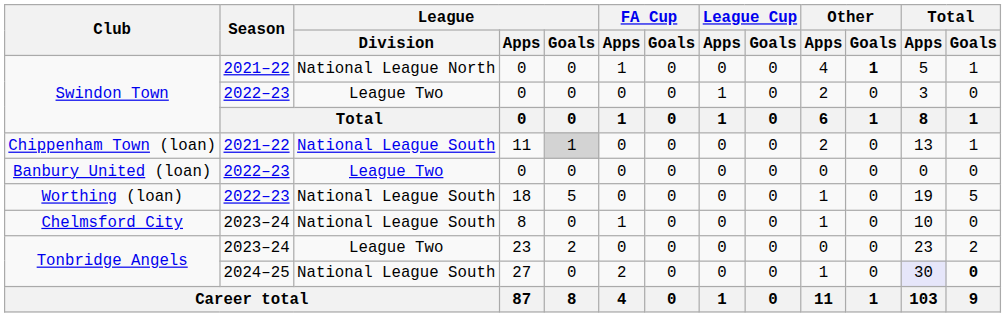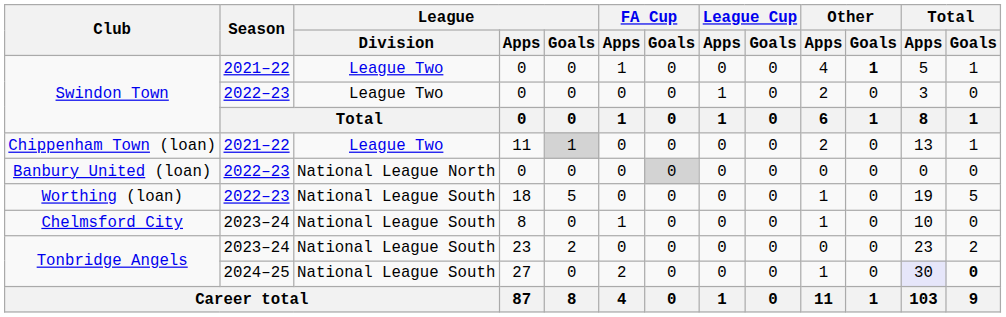(396, 69) National League North -> (396, 69) League Two
(396, 146) National League South -> (396, 146) League Two
(396, 171) League Two -> (396, 171) National League North
(672, 171) no background -> (672, 171) lightgrey background
(396, 248) League Two -> (396, 248) National League South
